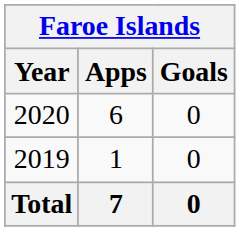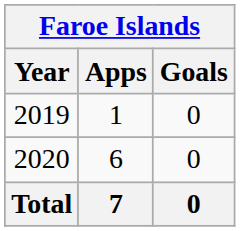rows swapped: (42, 159) <-> (42, 114)
